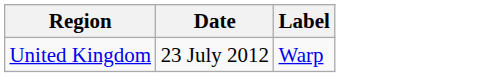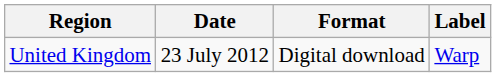+ column: (352, 21)
